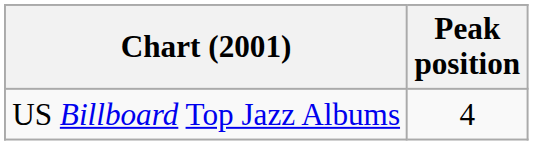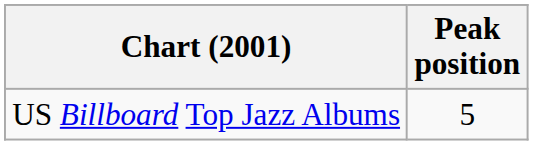(467, 113) 4 -> (467, 113) 5
